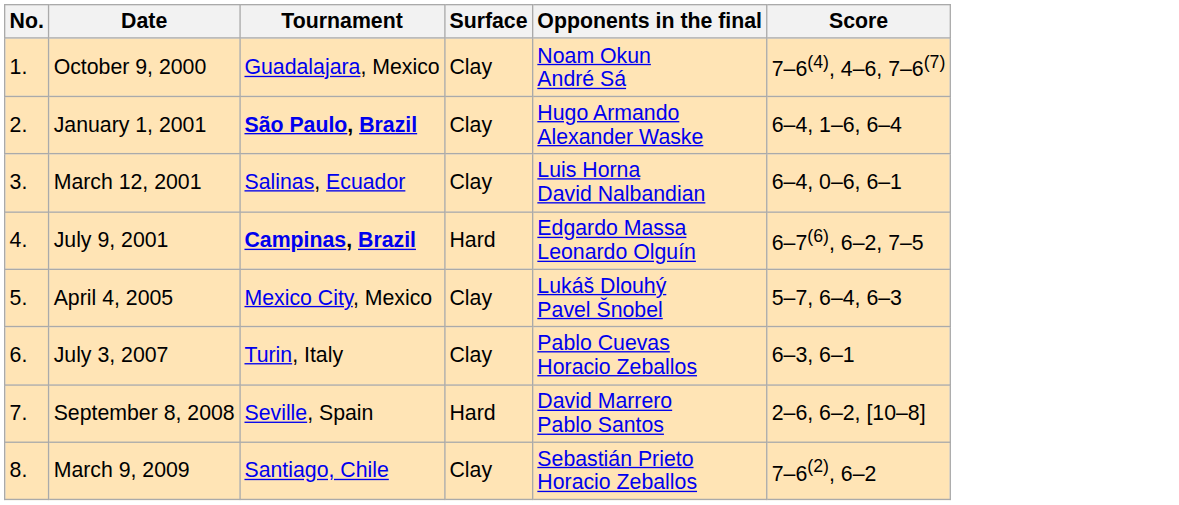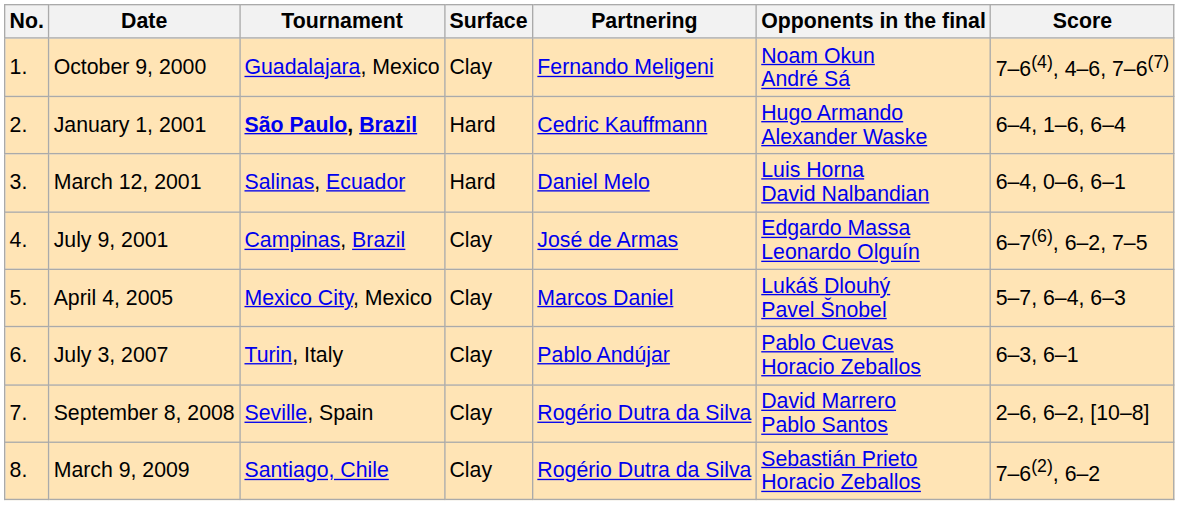+ column: (644, 21)
(471, 124) Clay -> (473, 124) Hard
(471, 182) Clay -> (473, 182) Hard
(330, 240) bold -> (325, 240) normal
(473, 240) Hard -> (471, 240) Clay
(473, 413) Hard -> (471, 413) Clay
